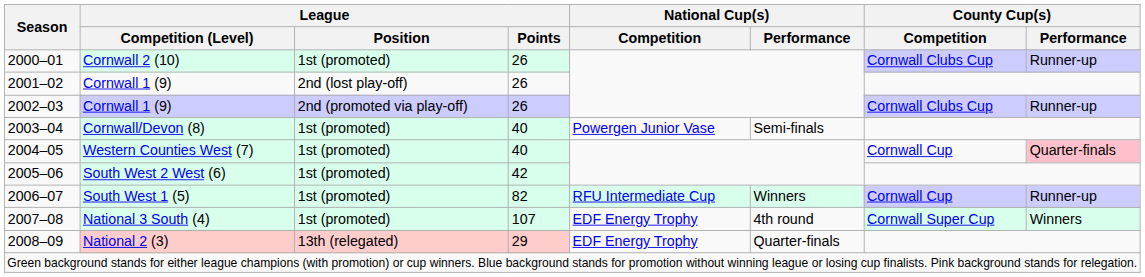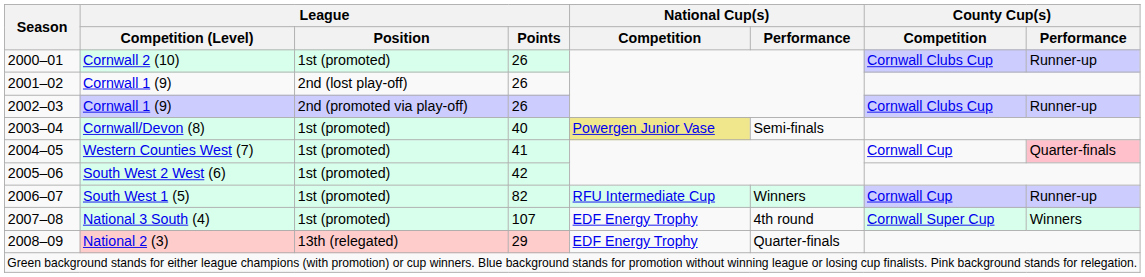(644, 128) no background -> (644, 128) khaki background
(520, 151) 40 -> (520, 151) 41
